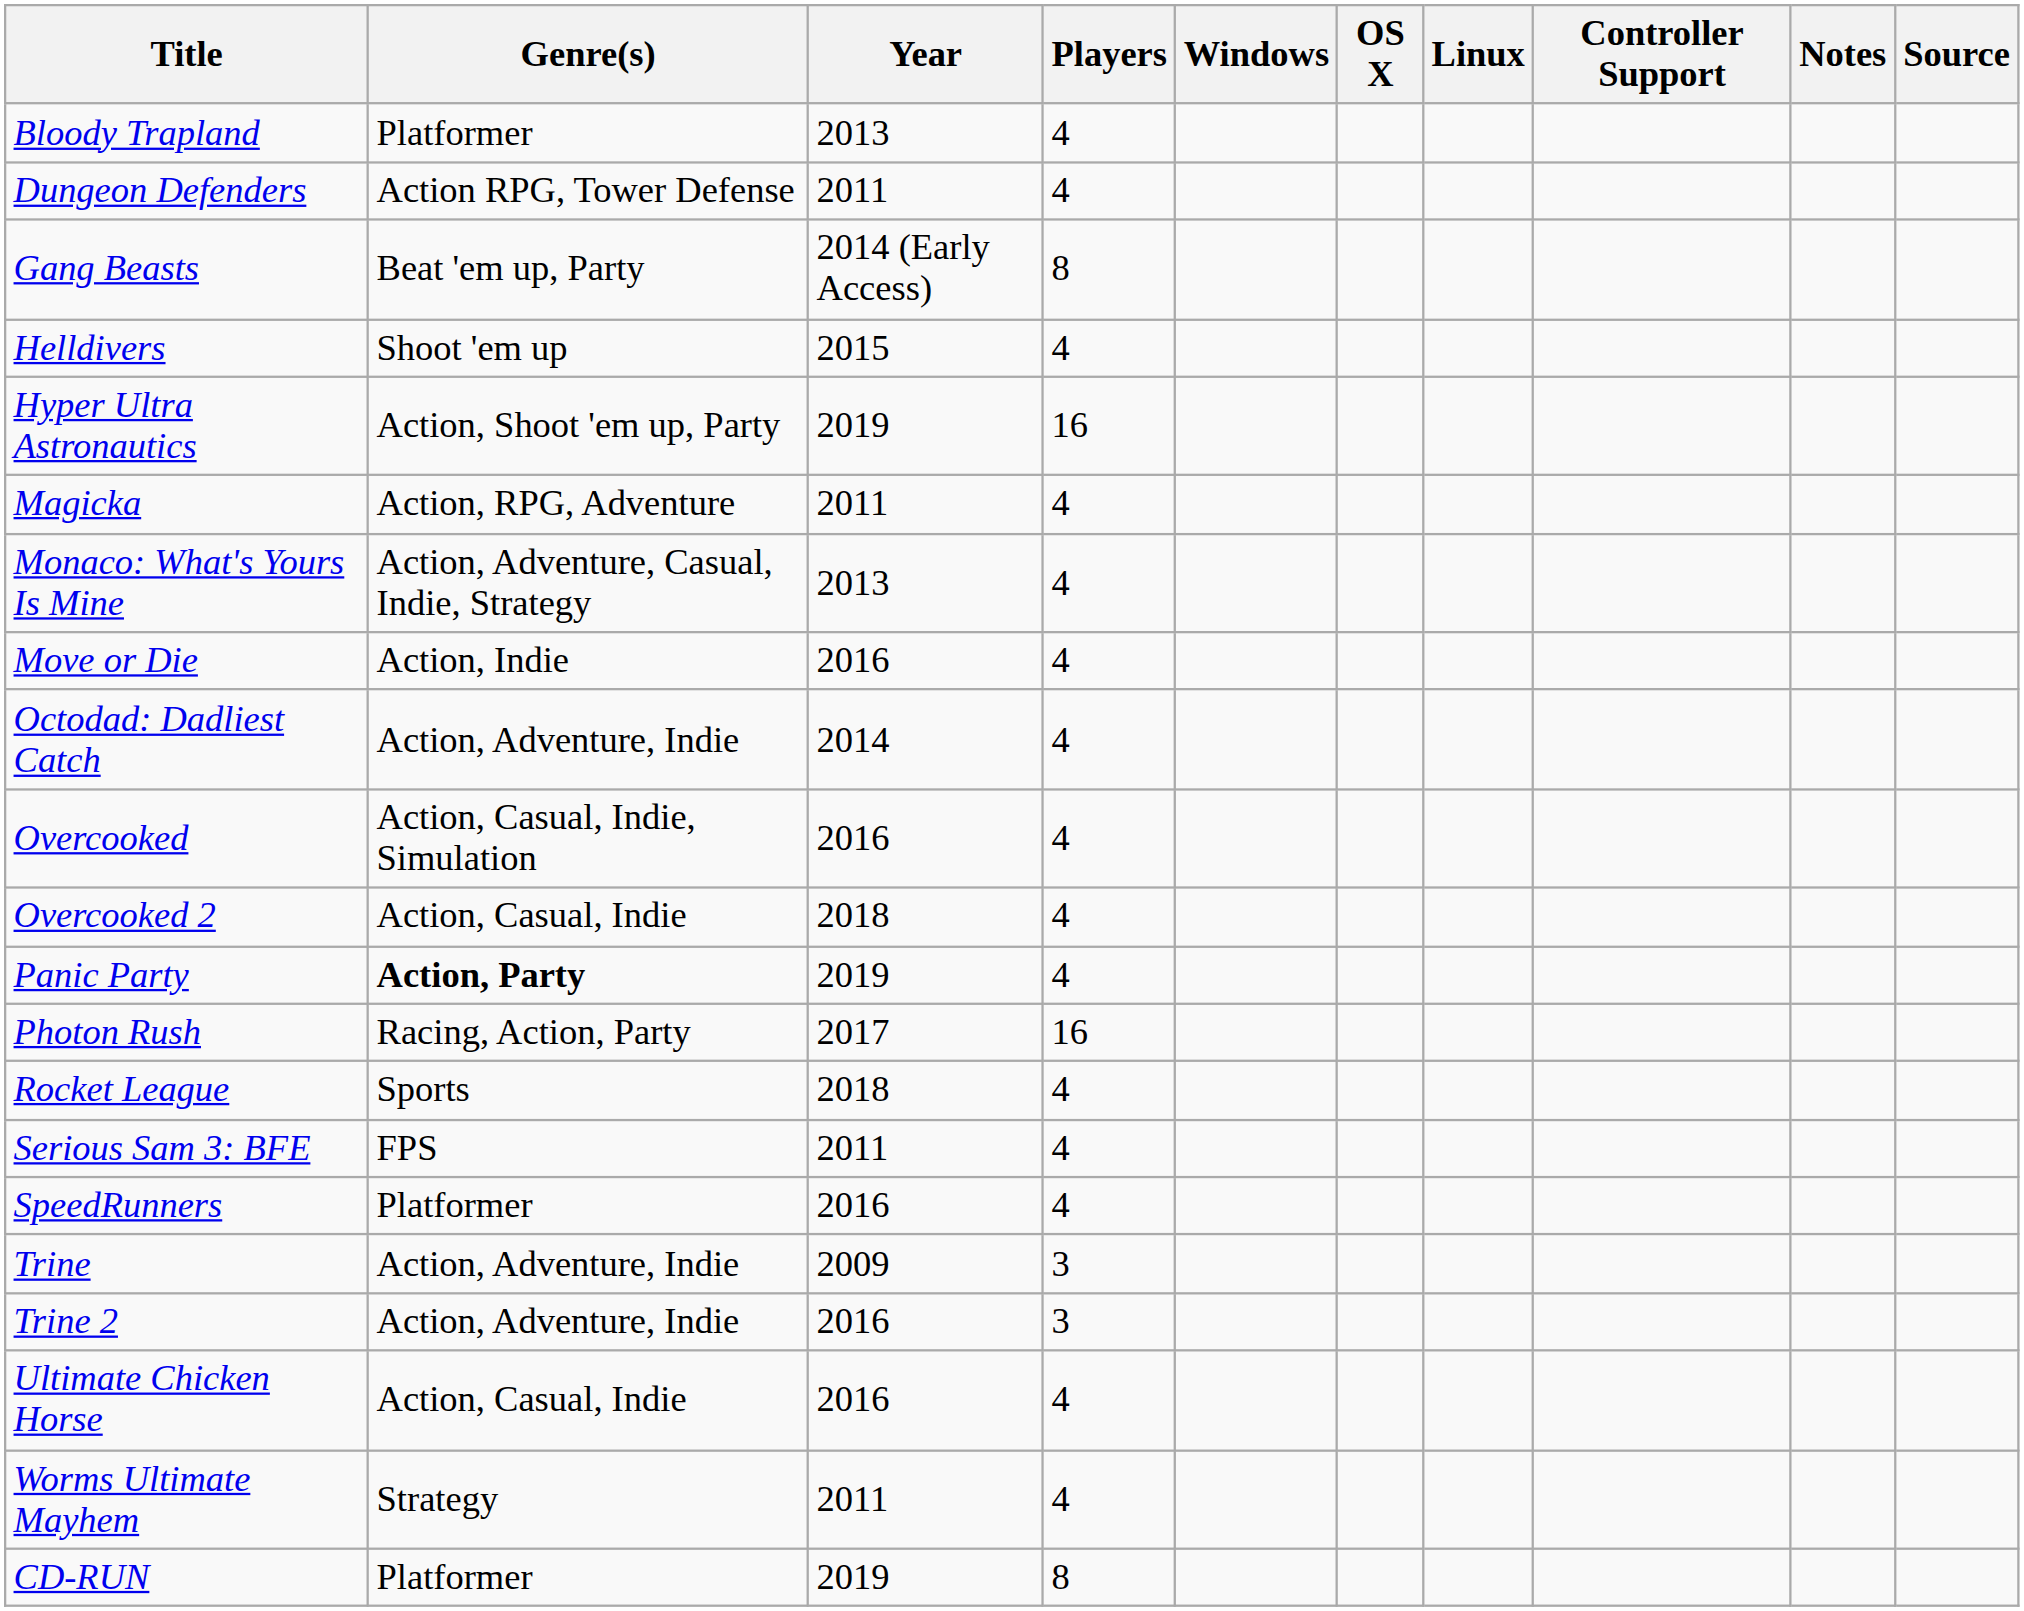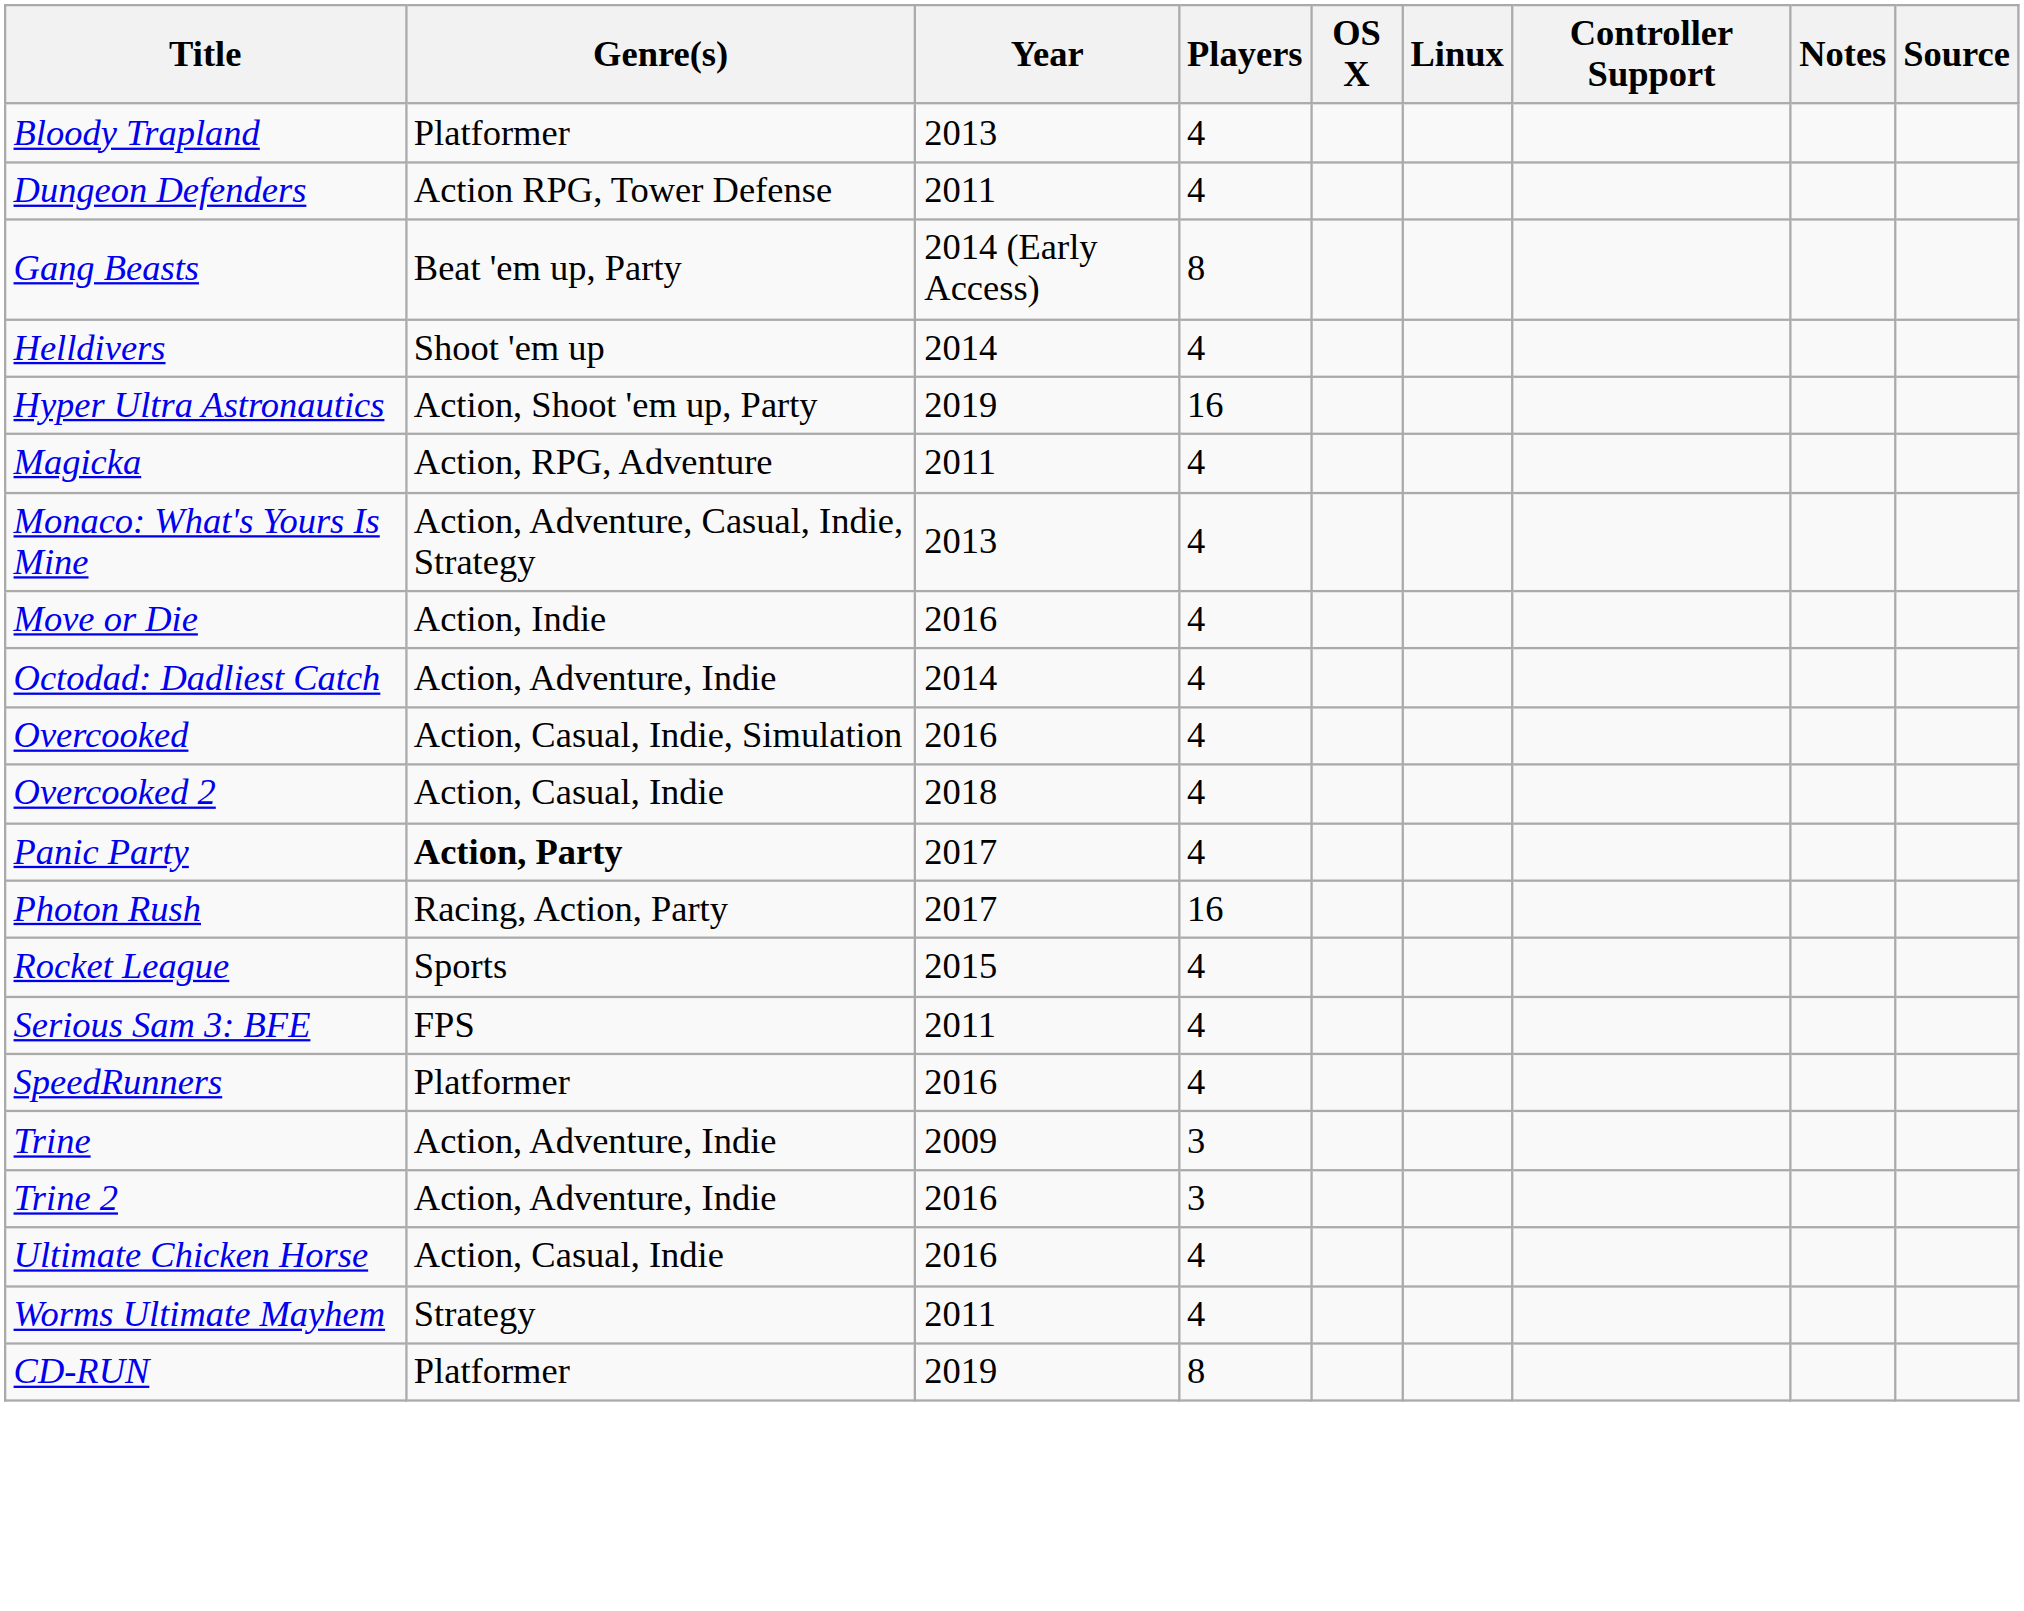- column: (1256, 53)
(853, 346) 2015 -> (961, 346) 2014
(853, 973) 2019 -> (961, 850) 2017
(853, 1089) 2018 -> (961, 966) 2015
